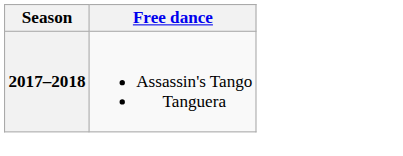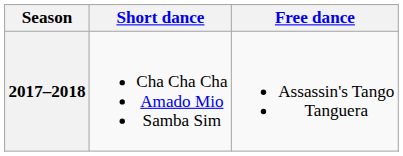+ column: (160, 18)
